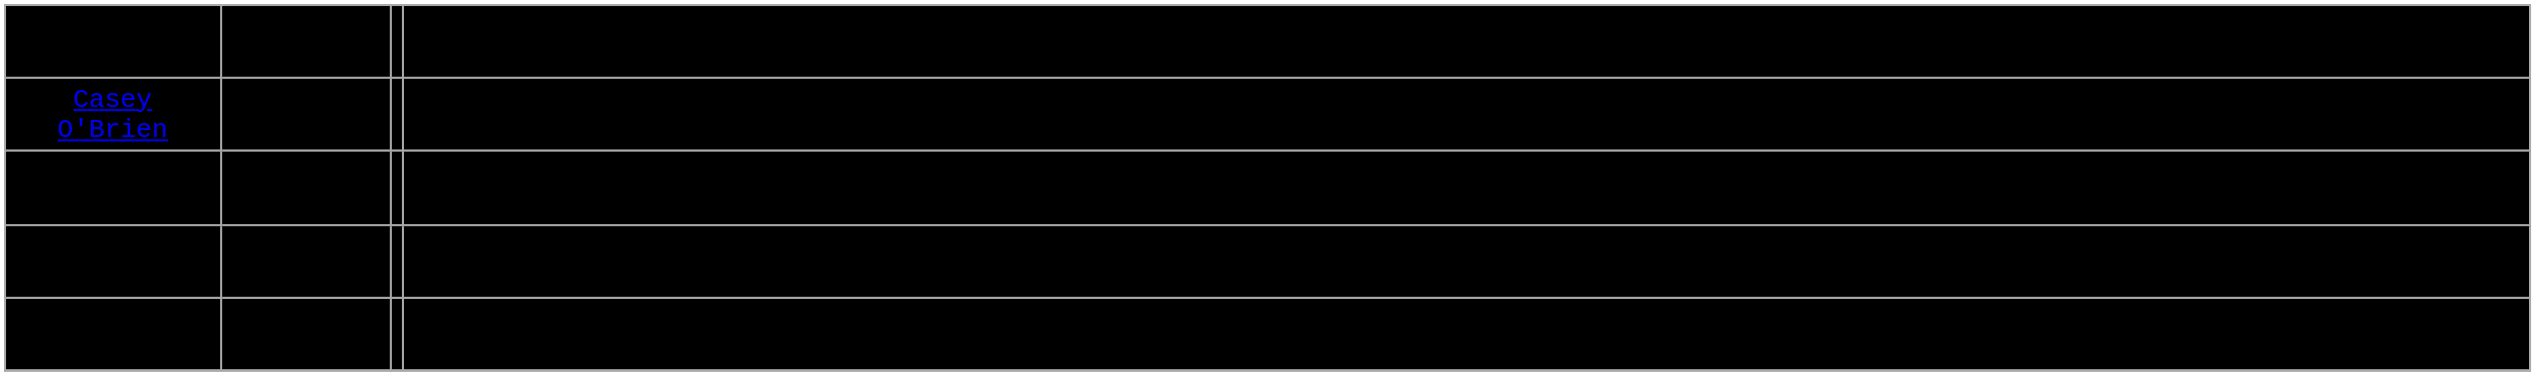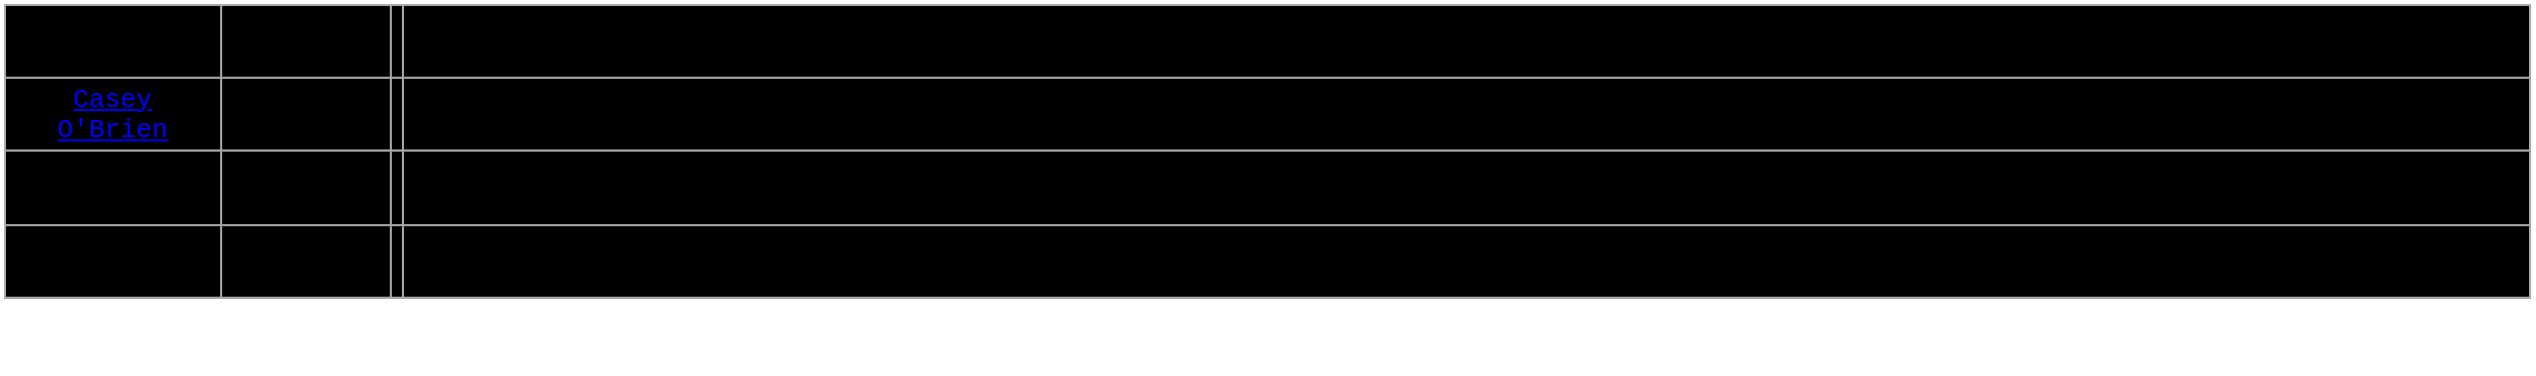- row: (113, 261)
(306, 334) normal -> (306, 261) bold
